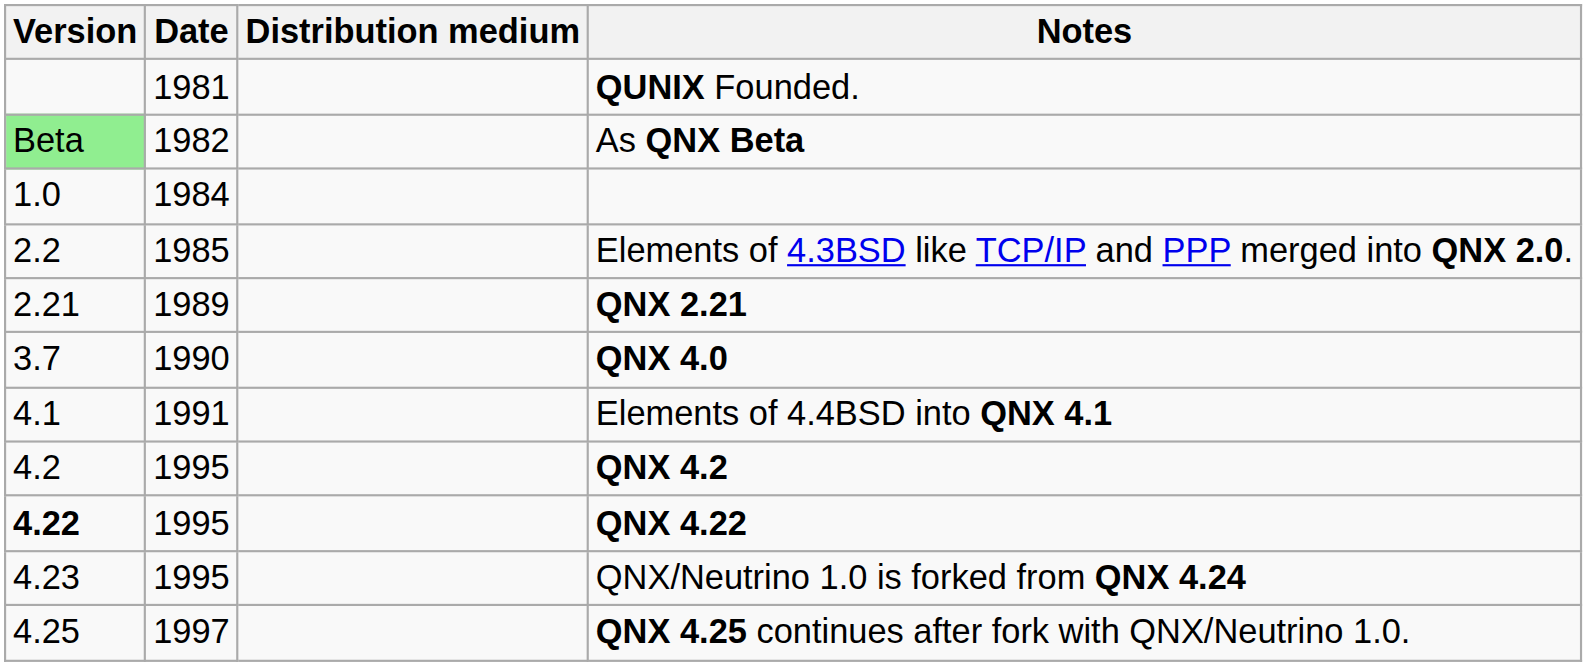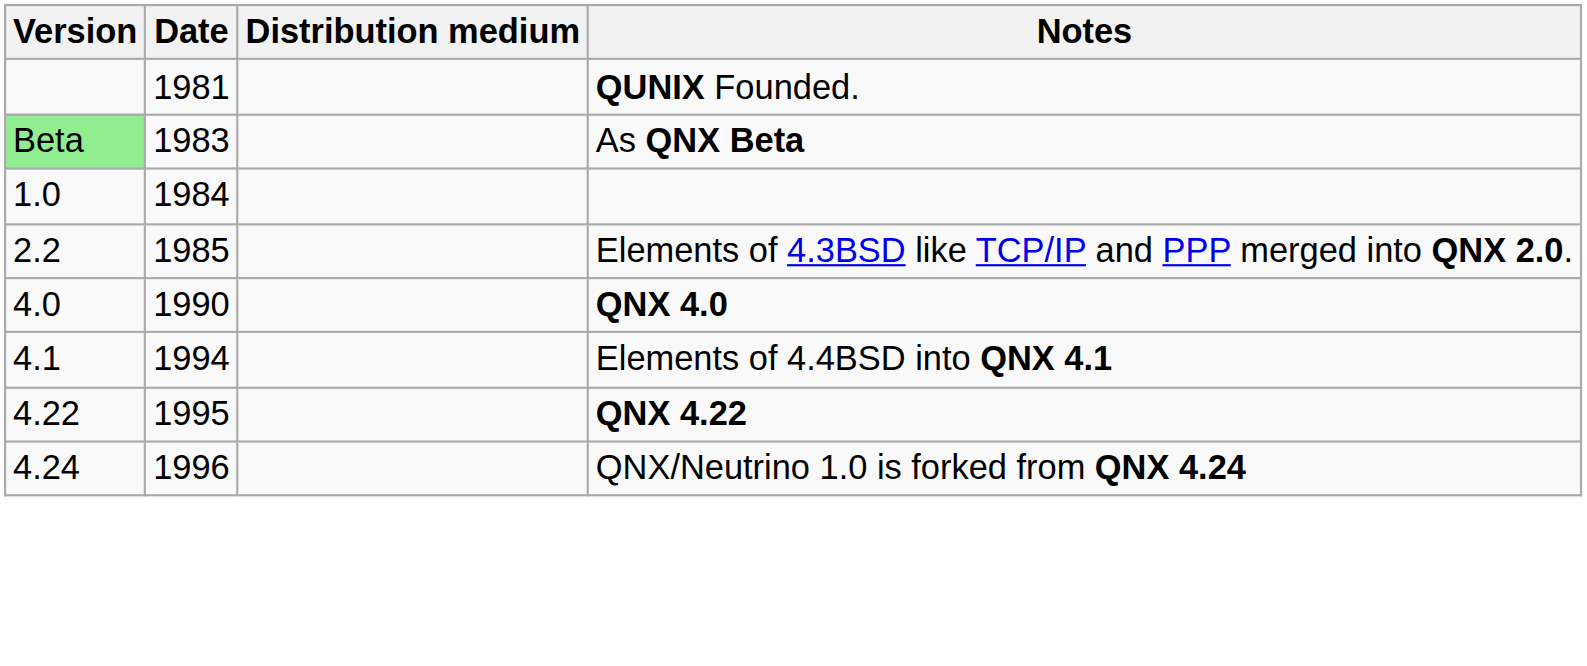(191, 140) 1982 -> (191, 140) 1983
- row: (671, 304)
(37, 359) 3.7 -> (37, 304) 4.0
(191, 413) 1991 -> (191, 359) 1994
- row: (662, 468)
(46, 522) bold -> (46, 413) normal
(46, 577) 4.23 -> (46, 468) 4.24
(191, 577) 1995 -> (191, 468) 1996
- row: (1003, 631)
